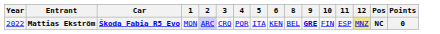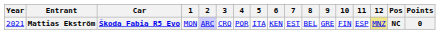+ column: (293, 10)
(15, 23) 2022 -> (15, 23) 2021
(310, 23) bold -> (328, 23) normal
